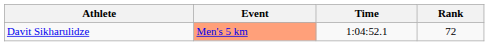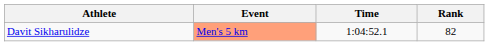(451, 31) 72 -> (451, 31) 82
